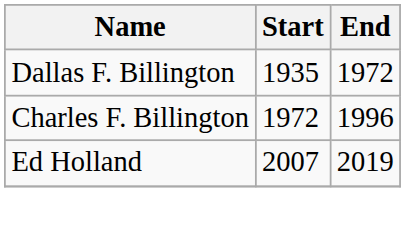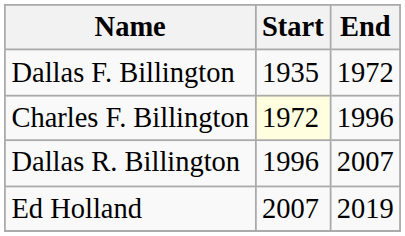(290, 117) no background -> (290, 117) lightyellow background
+ row: (126, 162)
